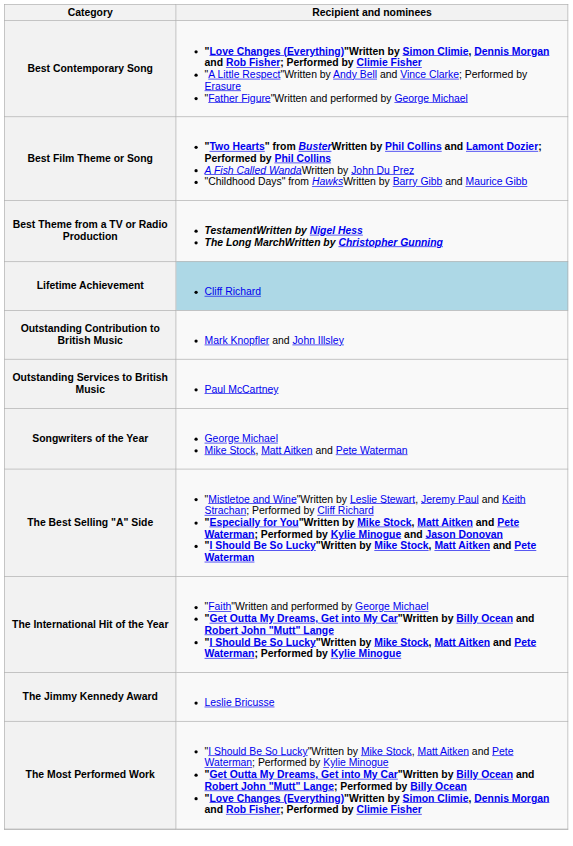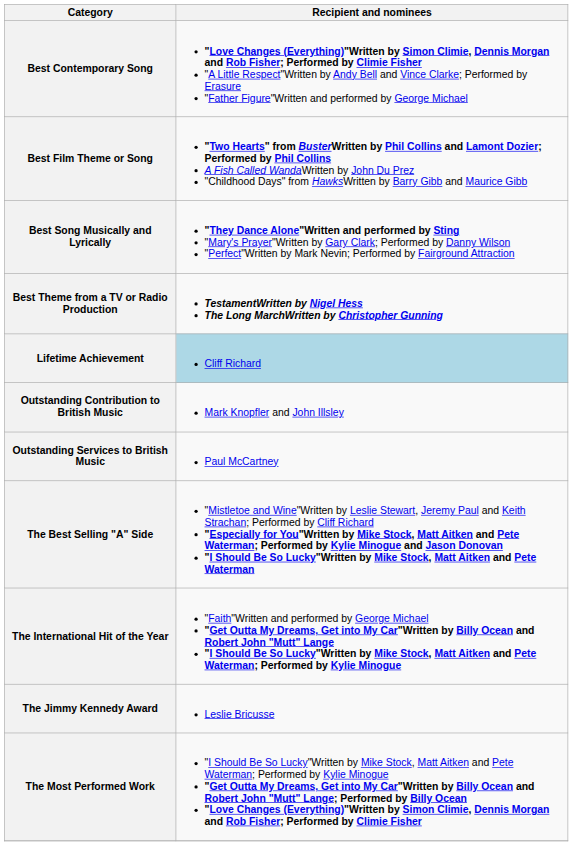+ row: (90, 237)
- row: (90, 438)
